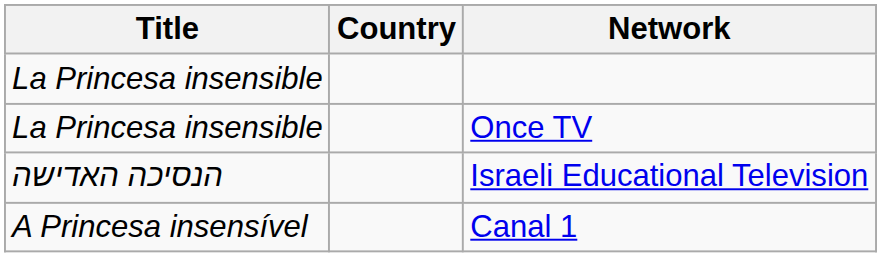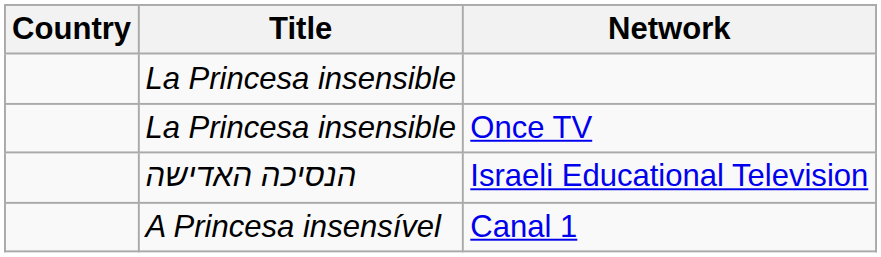columns swapped: (397, 29) <-> (167, 29)
